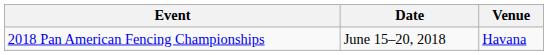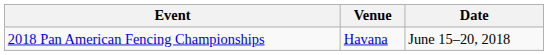columns swapped: (410, 15) <-> (511, 15)
